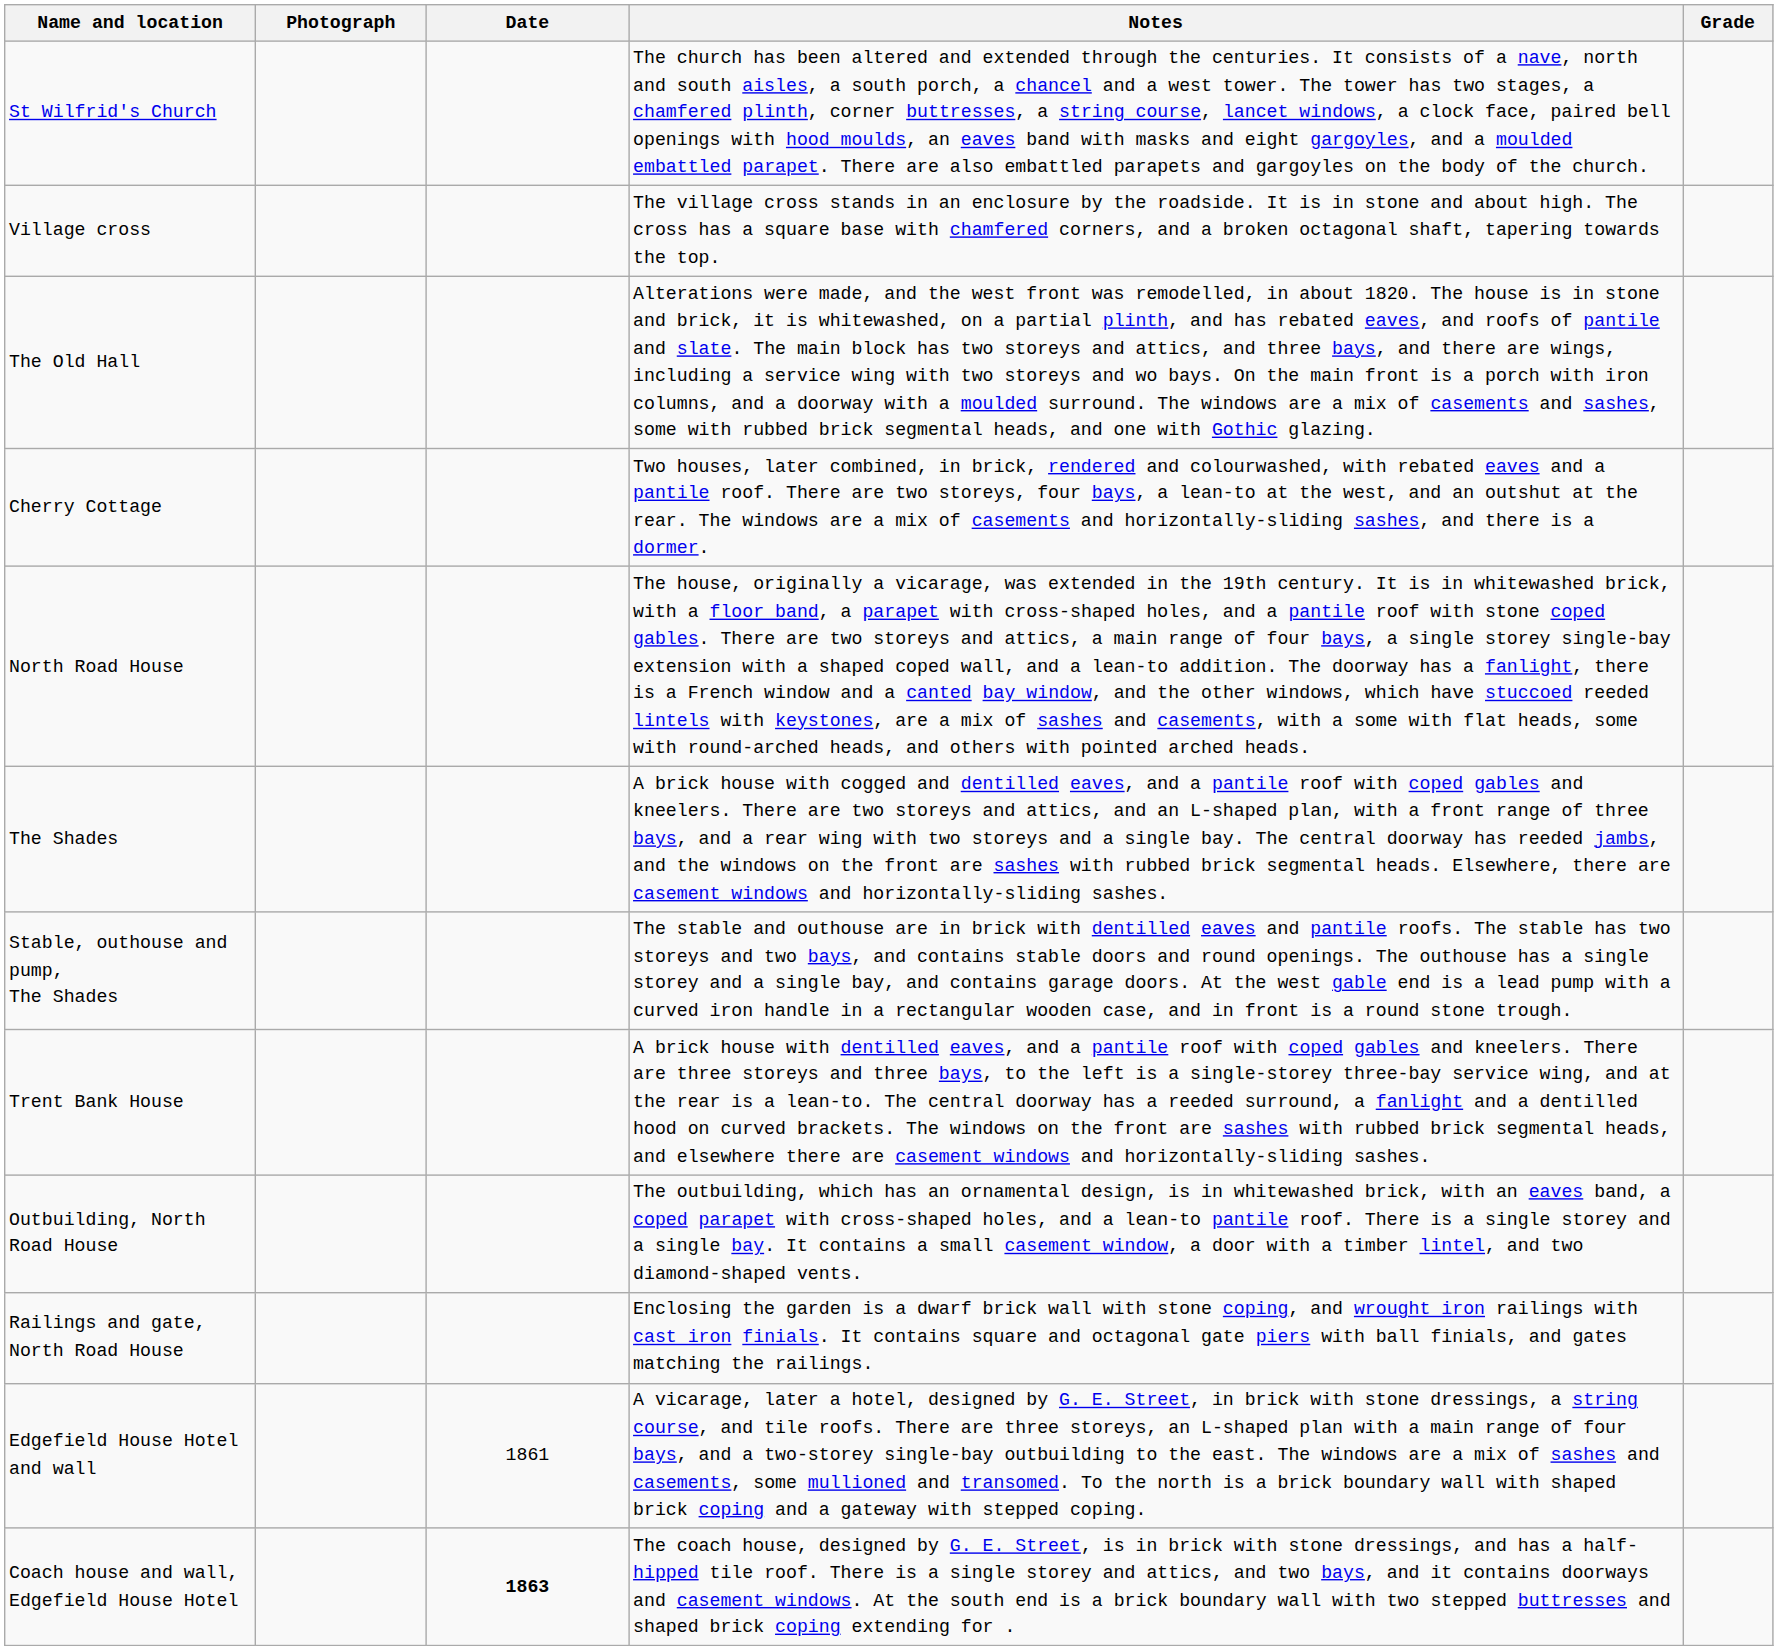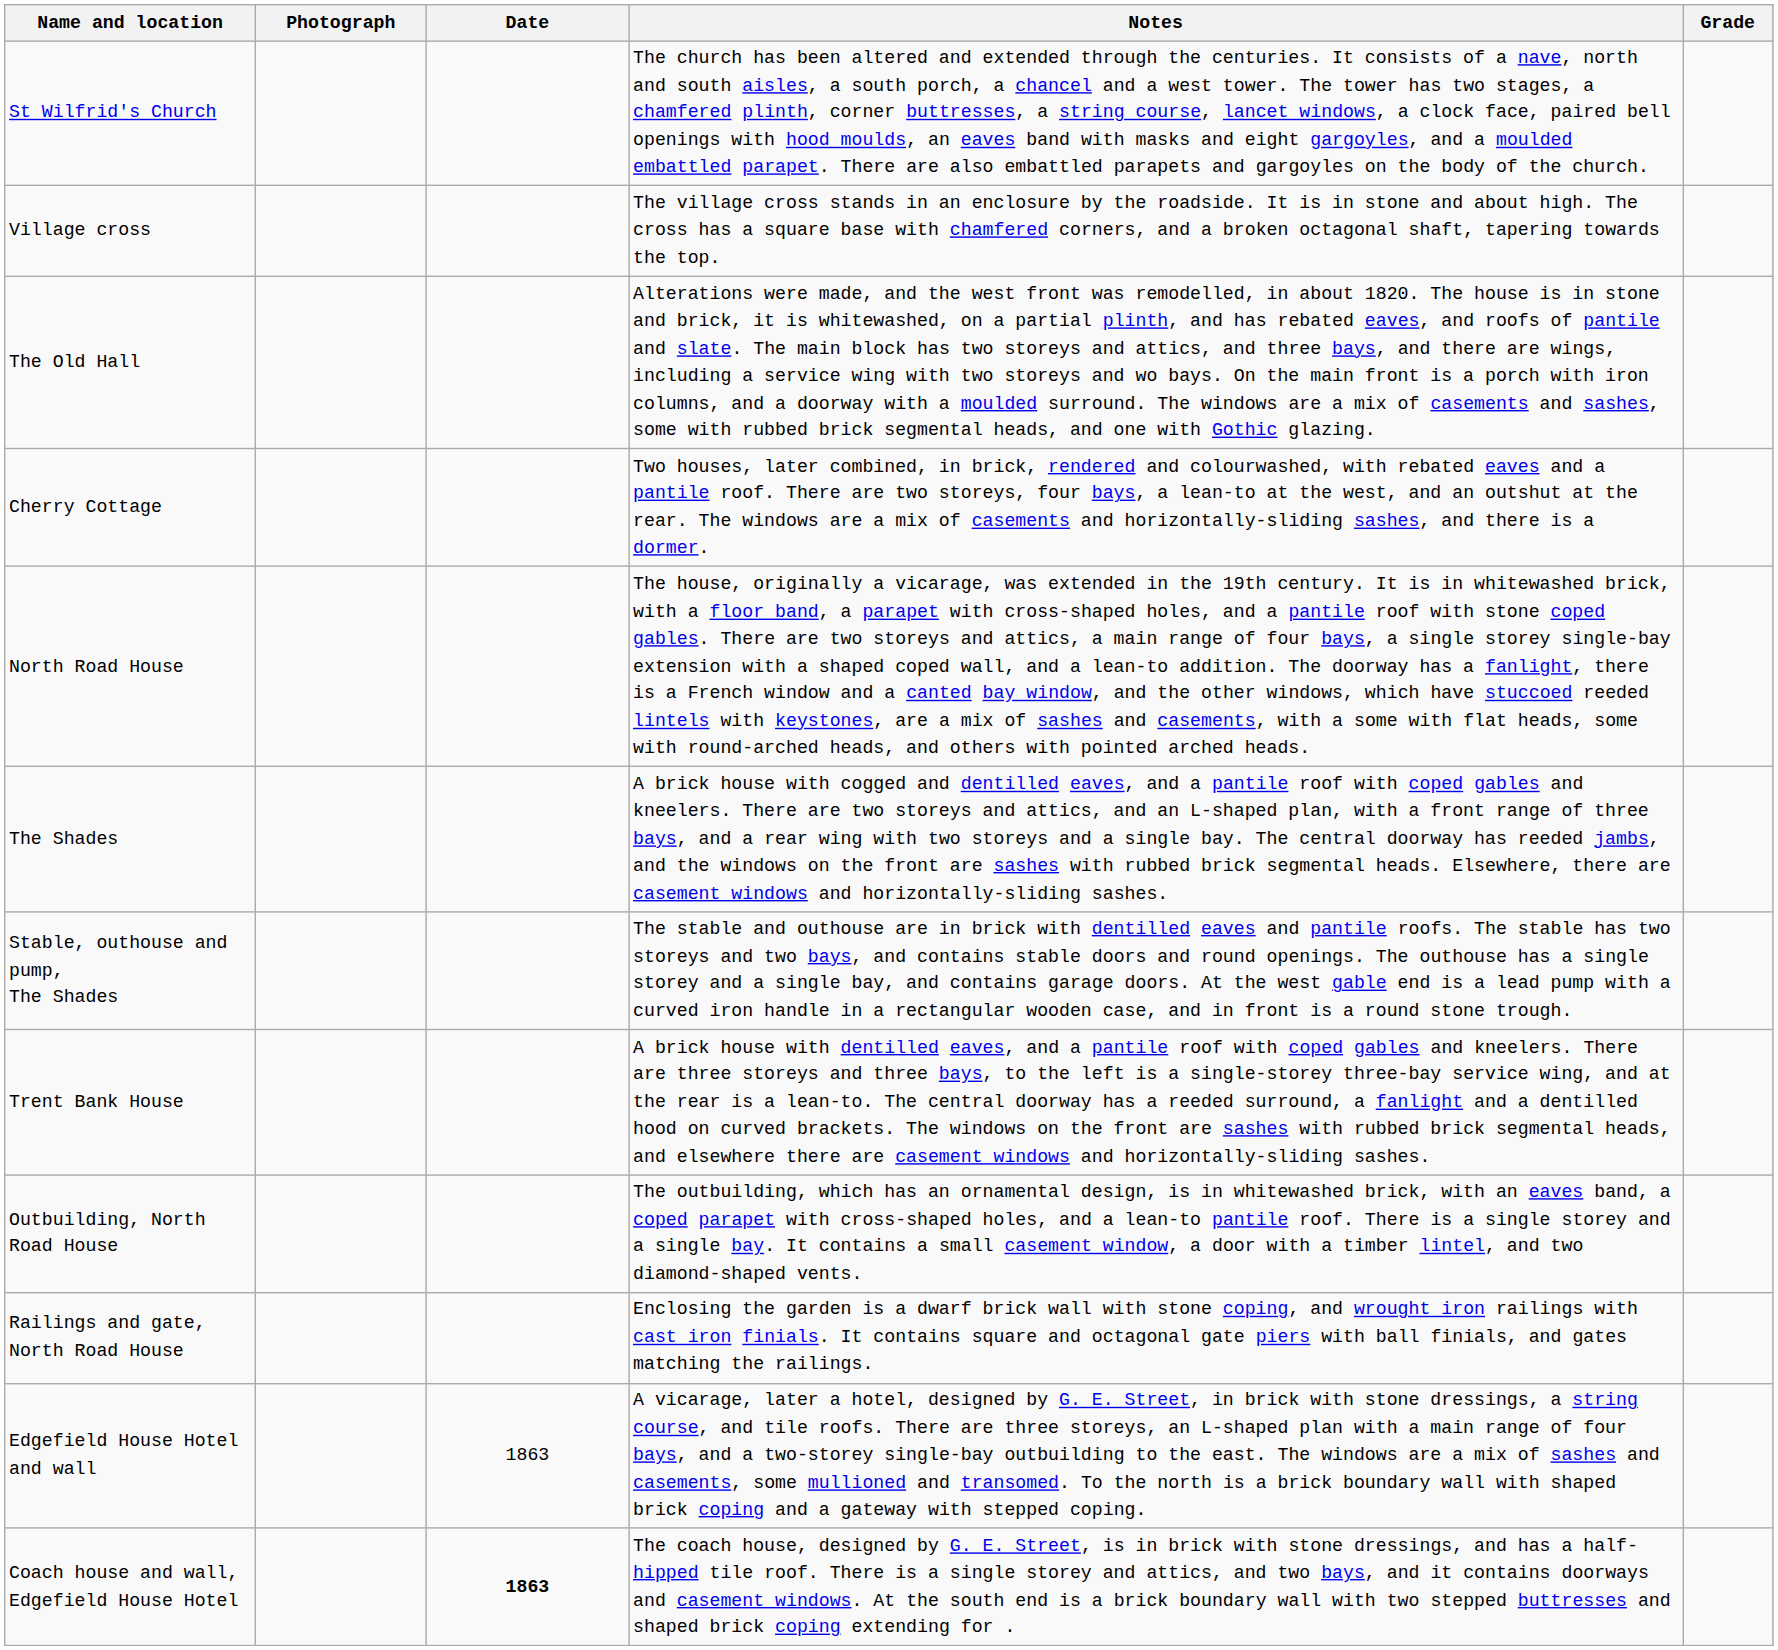(527, 1455) 1861 -> (527, 1455) 1863
